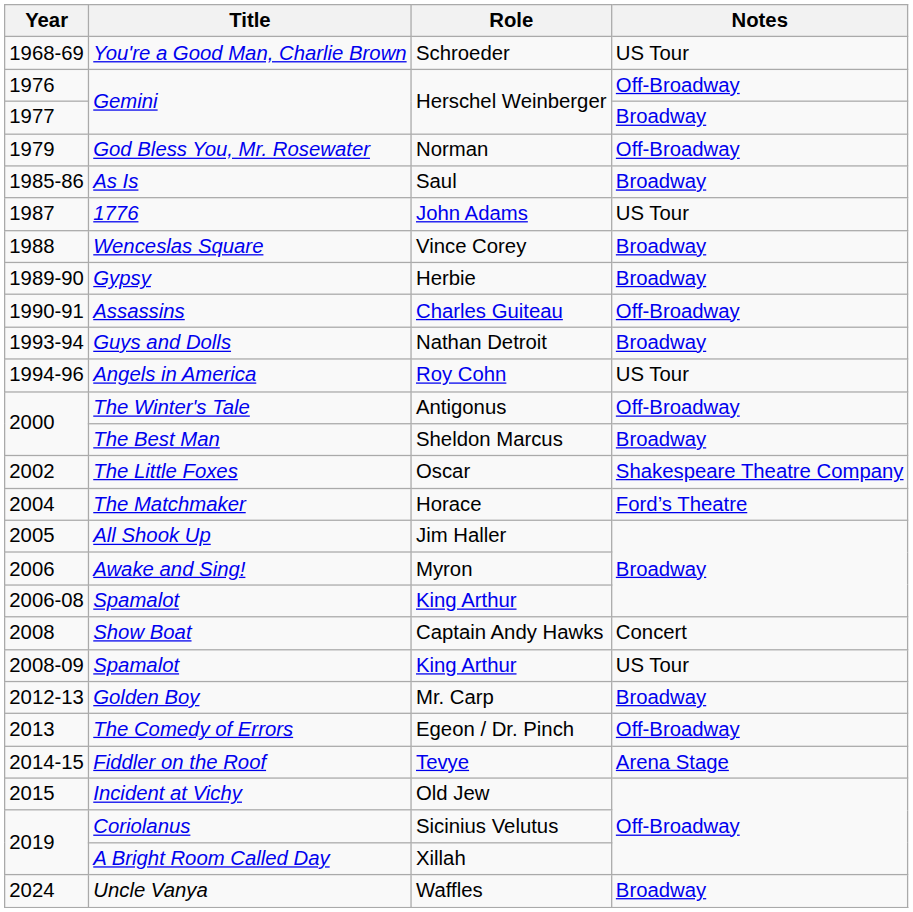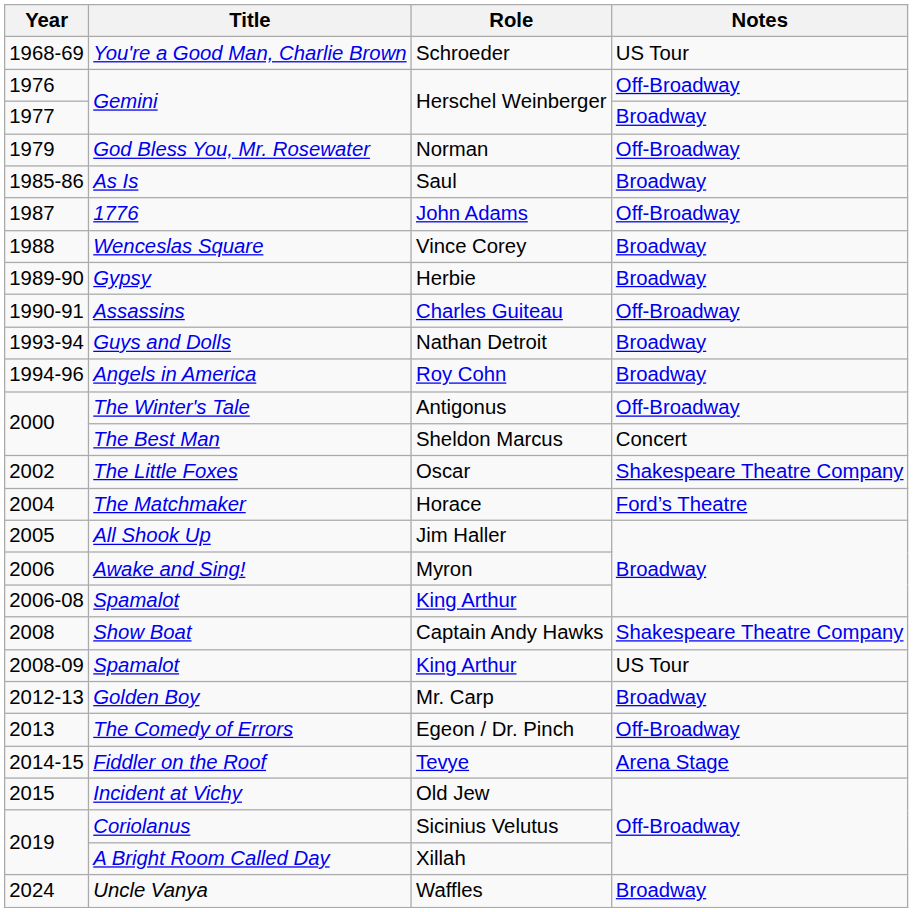(652, 213) US Tour -> (678, 213) Off-Broadway
(652, 375) US Tour -> (661, 375) Broadway
(661, 439) Broadway -> (651, 439) Concert
(651, 632) Concert -> (760, 632) Shakespeare Theatre Company
